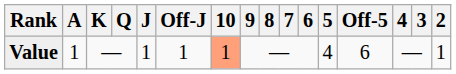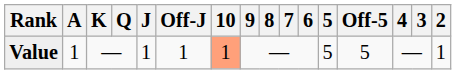(328, 52) 4 -> (328, 52) 5
(365, 52) 6 -> (365, 52) 5
